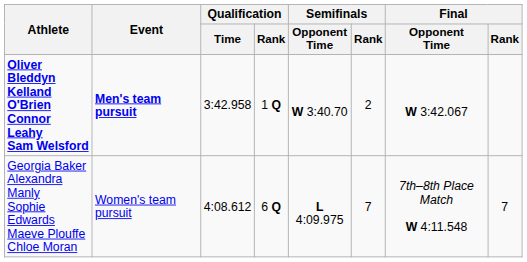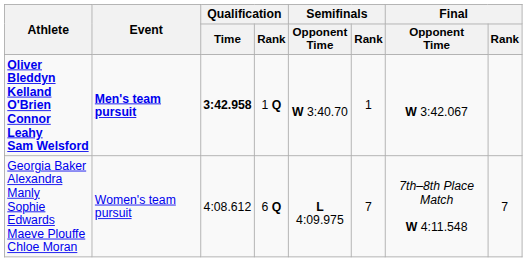(227, 106) normal -> (227, 106) bold
(368, 106) 2 -> (368, 106) 1
